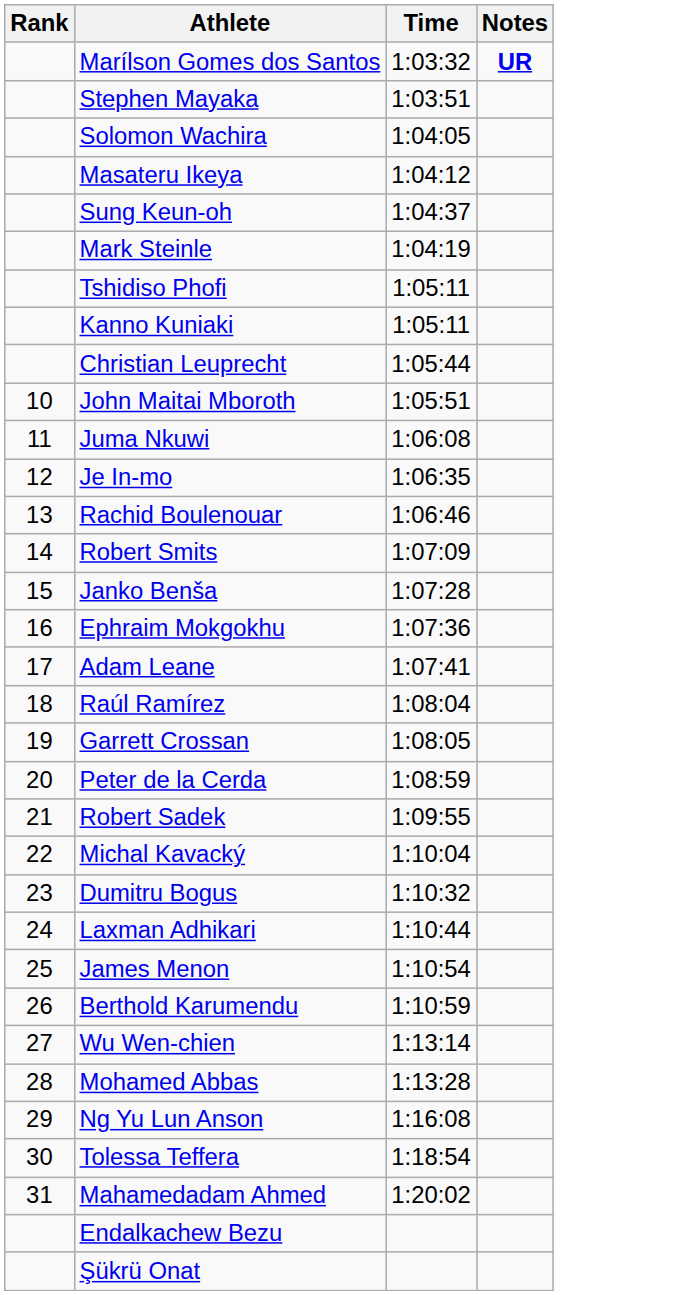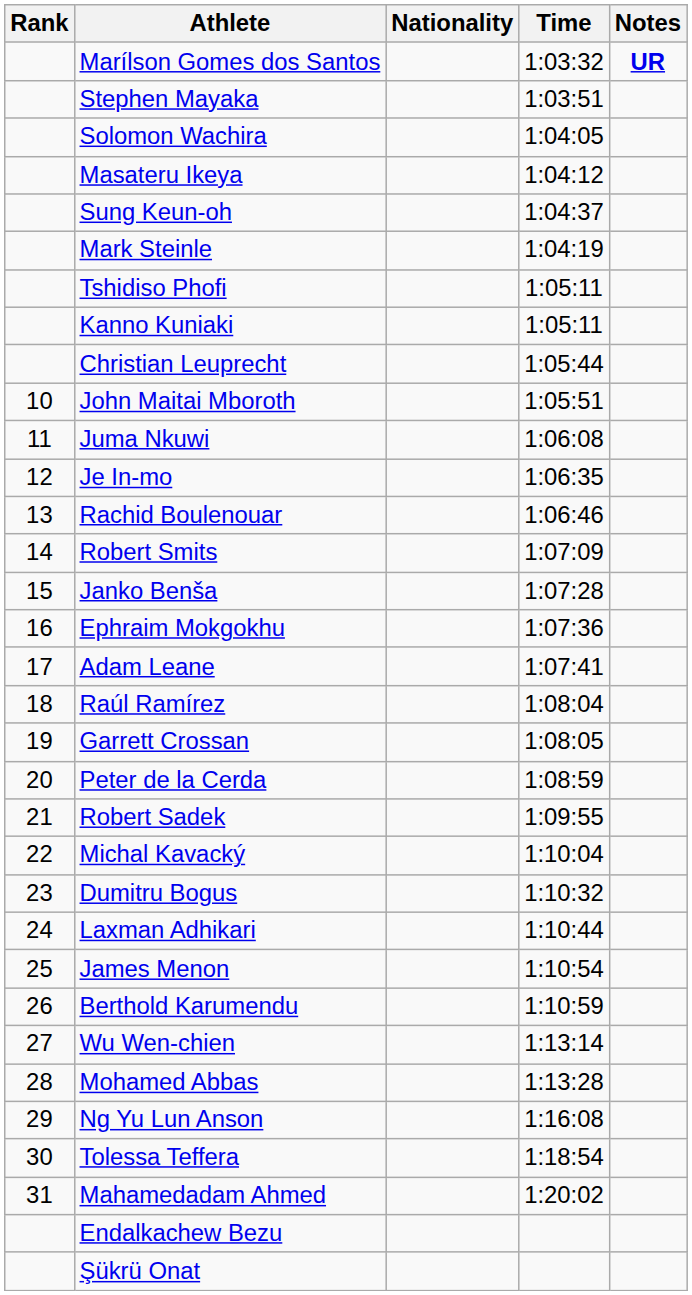+ column: (452, 23)
